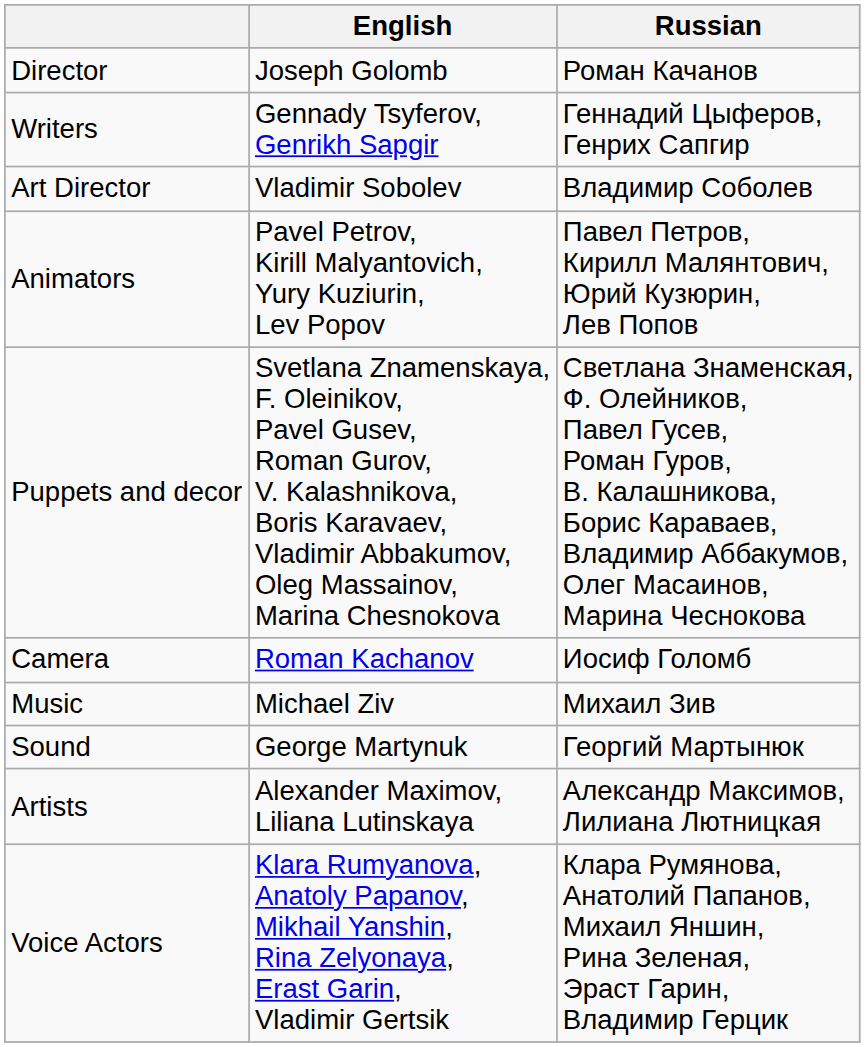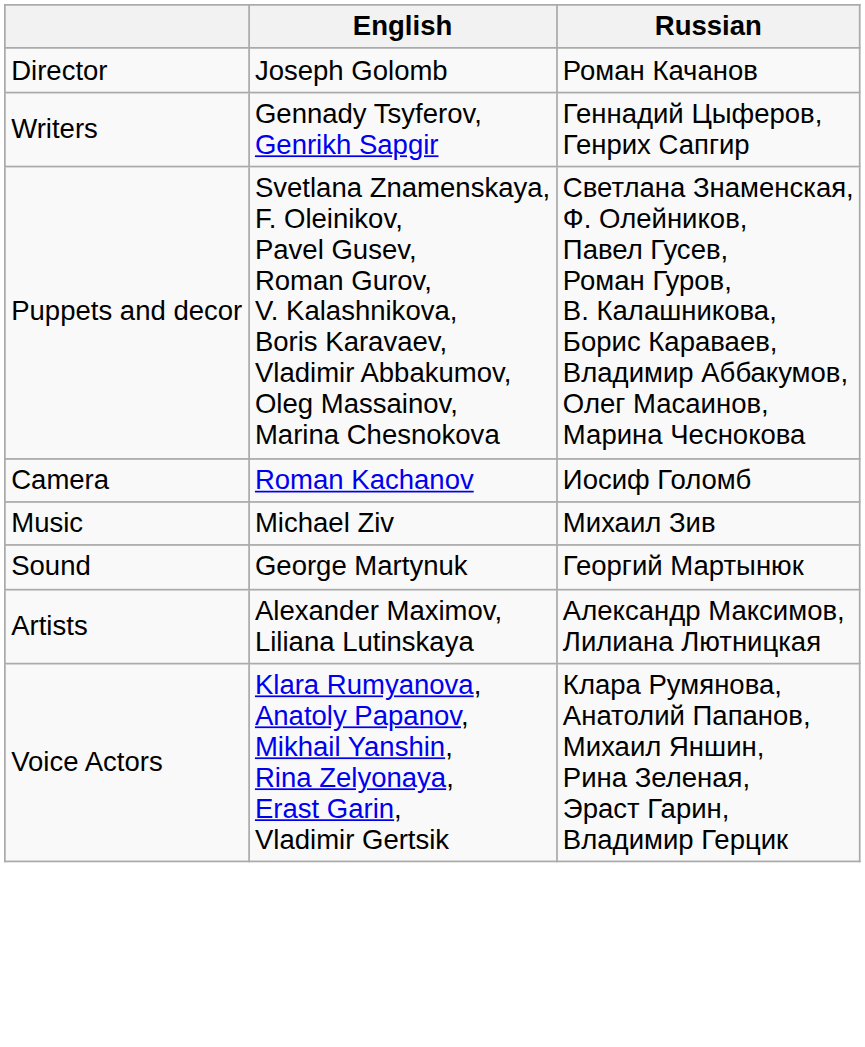- row: (81, 188)
- row: (73, 278)
